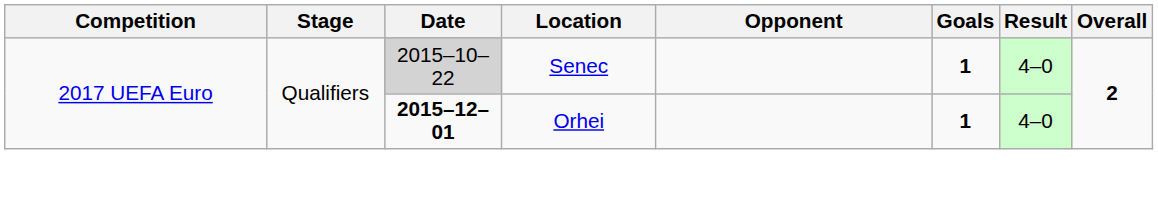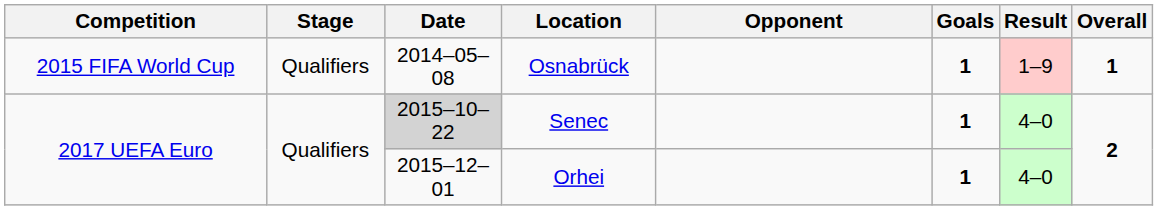+ row: (579, 66)
(443, 122) bold -> (443, 177) normal
